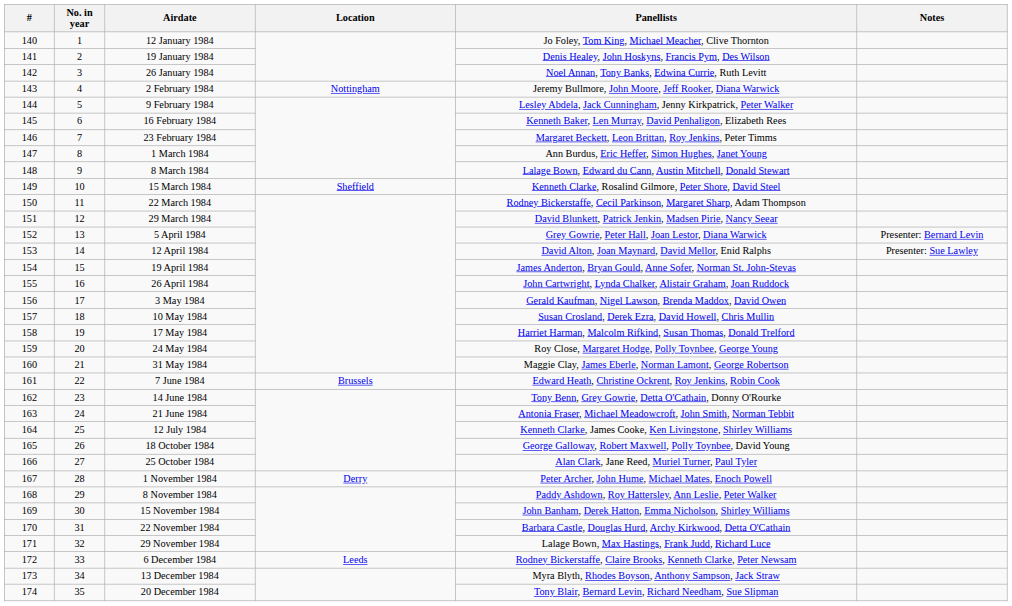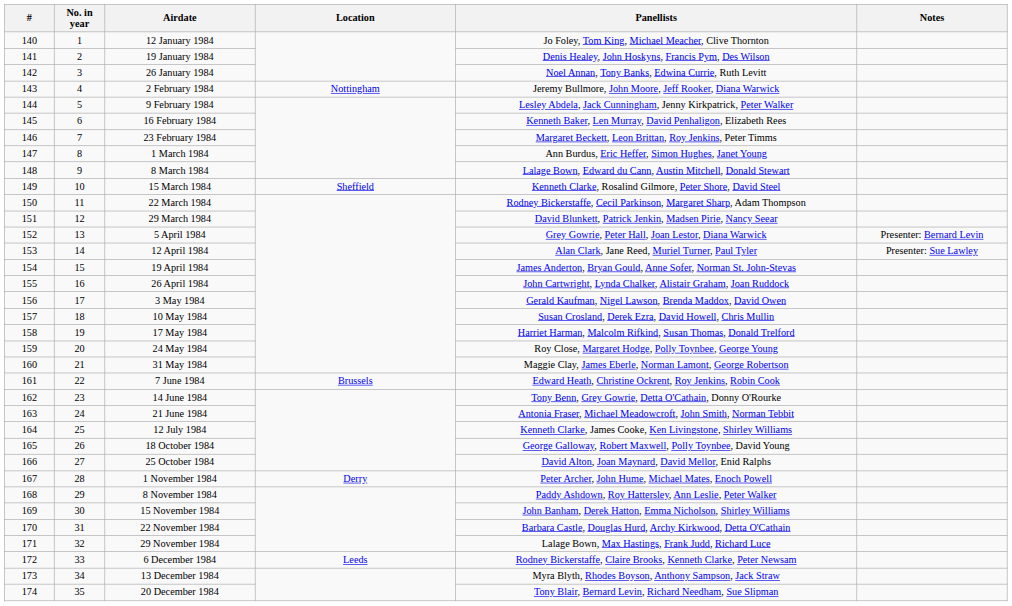(656, 251) David Alton, Joan Maynard, David Mellor, Enid Ralphs -> (656, 251) Alan Clark, Jane Reed, Muriel Turner, Paul Tyler
(656, 462) Alan Clark, Jane Reed, Muriel Turner, Paul Tyler -> (656, 462) David Alton, Joan Maynard, David Mellor, Enid Ralphs
